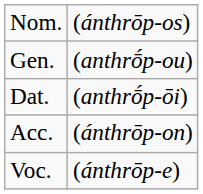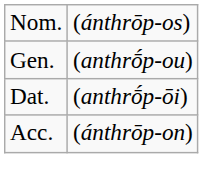- row: (31, 170)
